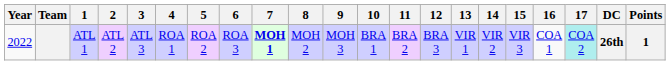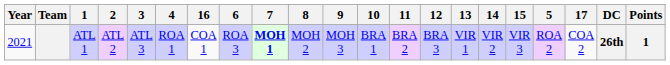columns swapped: (204, 14) <-> (549, 14)
(20, 42) 2022 -> (20, 42) 2021
(581, 42) paleturquoise background -> (581, 42) no background
